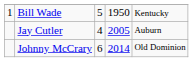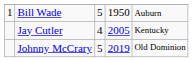(152, 13) Kentucky -> (148, 13) Auburn
(148, 30) Auburn -> (152, 30) Kentucky
(100, 48) 6 -> (100, 48) 5
(119, 48) 2014 -> (119, 48) 2019
